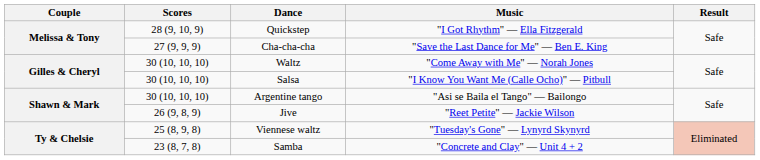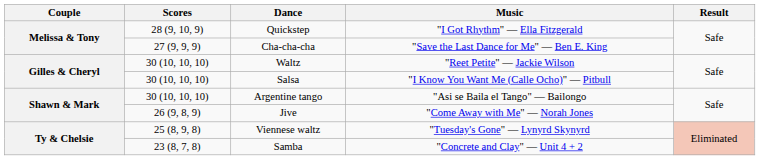(510, 63) "Come Away with Me" — Norah Jones -> (510, 63) "Reet Petite" — Jackie Wilson
(510, 113) "Reet Petite" — Jackie Wilson -> (510, 113) "Come Away with Me" — Norah Jones
